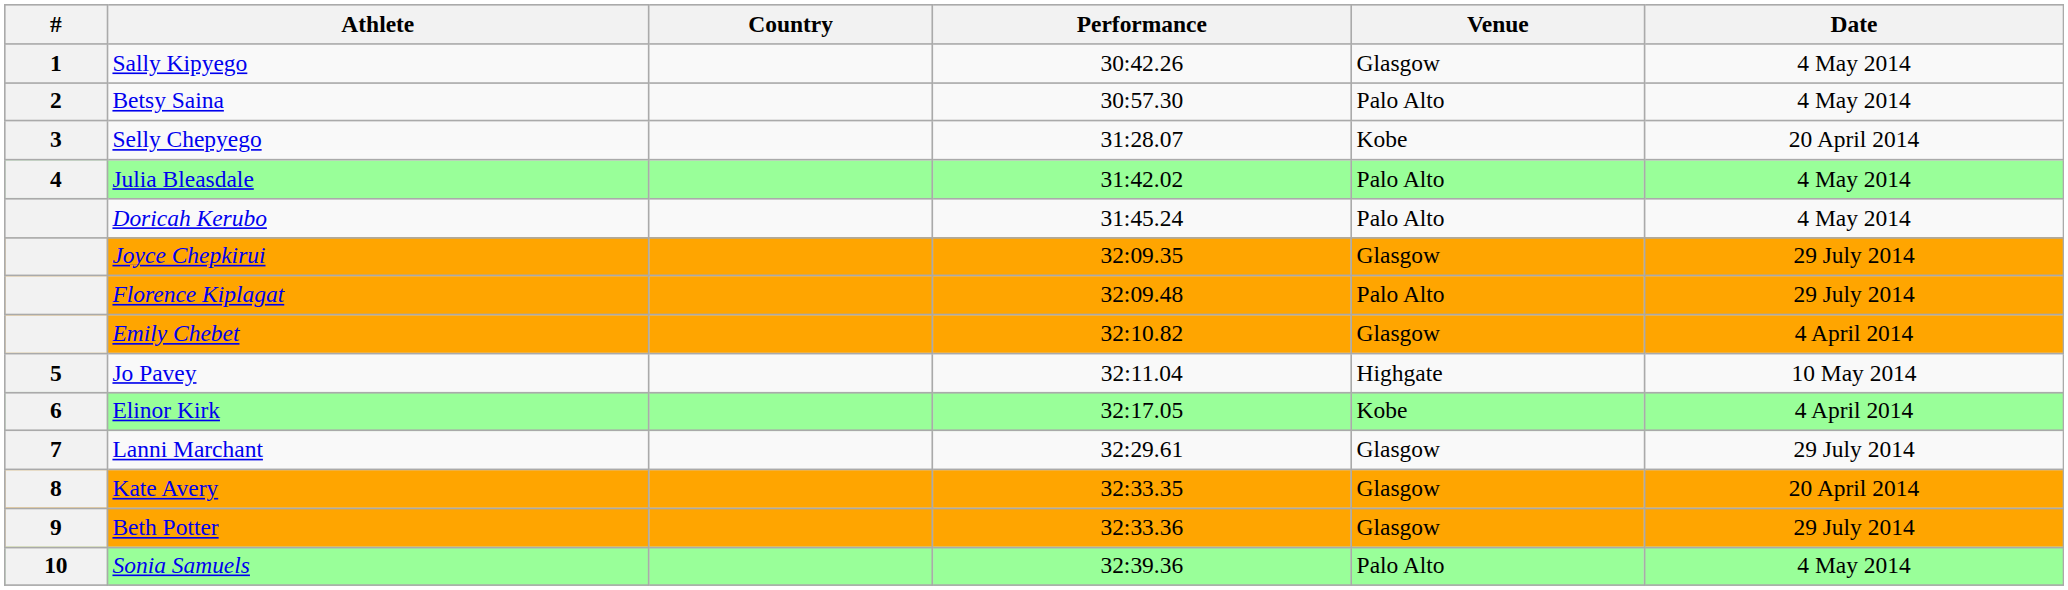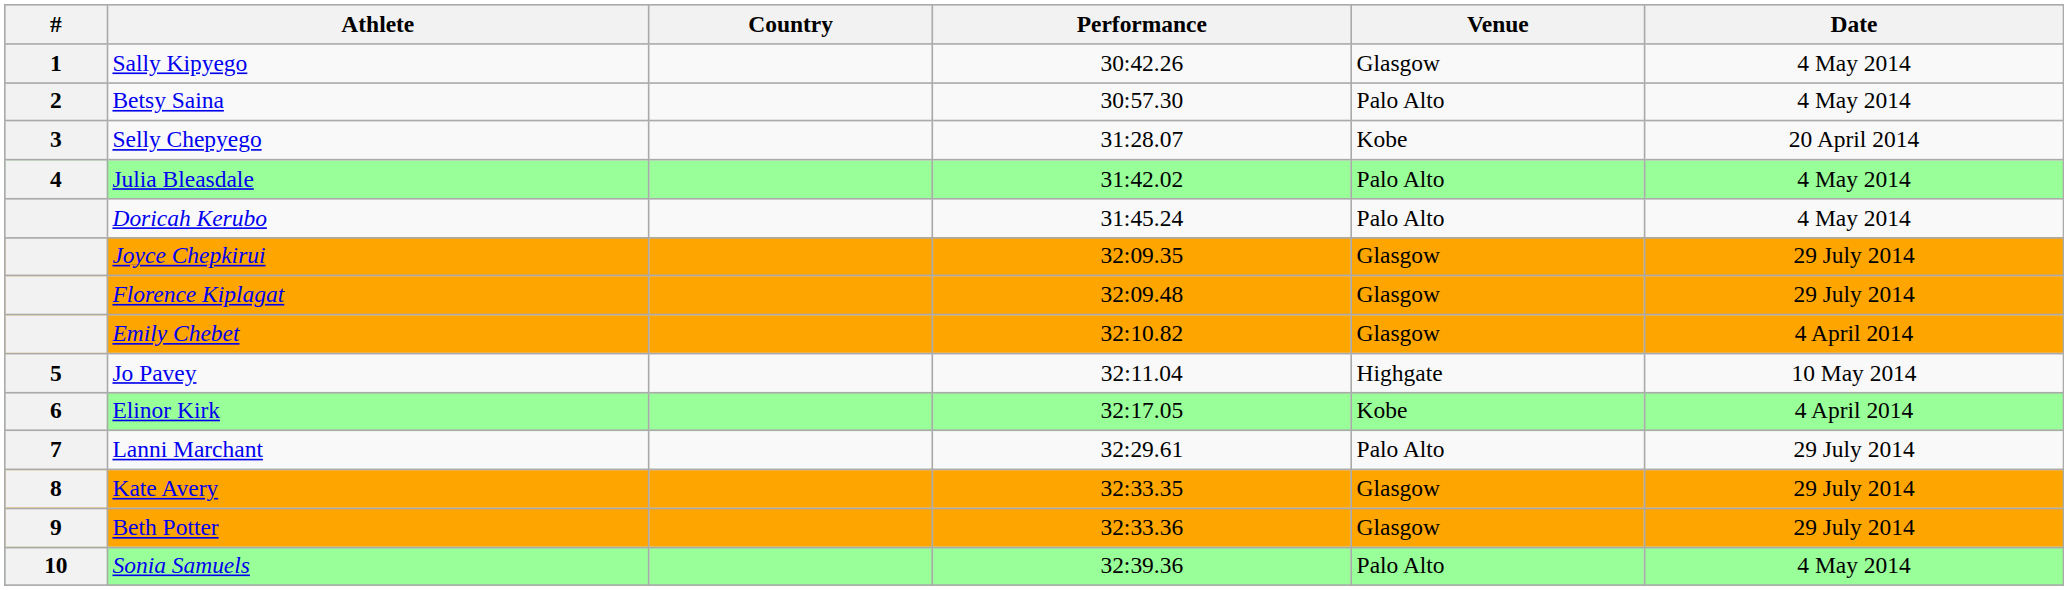(1401, 295) Palo Alto -> (1398, 295) Glasgow
(1398, 450) Glasgow -> (1401, 450) Palo Alto
(1854, 488) 20 April 2014 -> (1854, 488) 29 July 2014
